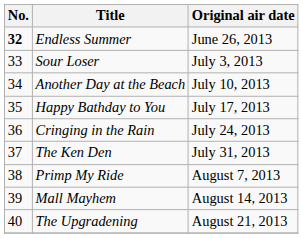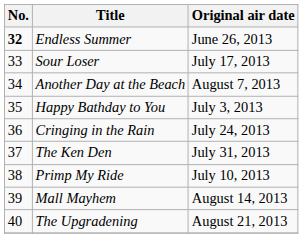(227, 61) July 3, 2013 -> (231, 61) July 17, 2013
(231, 84) July 10, 2013 -> (236, 84) August 7, 2013
(231, 107) July 17, 2013 -> (227, 107) July 3, 2013
(236, 175) August 7, 2013 -> (231, 175) July 10, 2013
